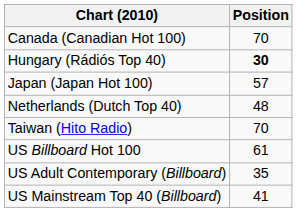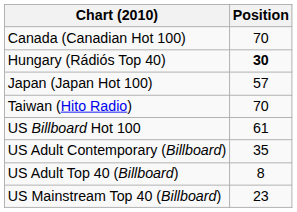- row: (95, 106)
+ row: (93, 173)
(261, 196) 41 -> (261, 196) 23
